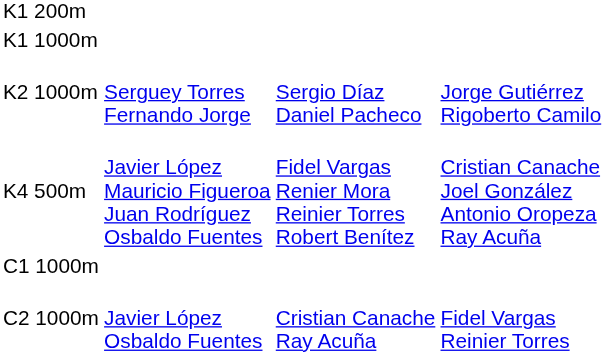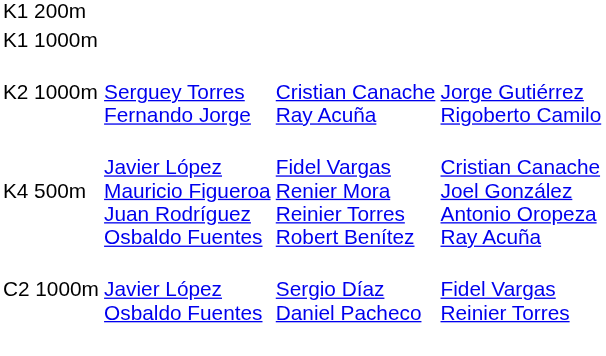(349, 103) Sergio Díaz Daniel Pacheco -> (356, 103) Cristian Canache Ray Acuña
- row: (51, 266)
(356, 329) Cristian Canache Ray Acuña -> (349, 301) Sergio Díaz Daniel Pacheco
